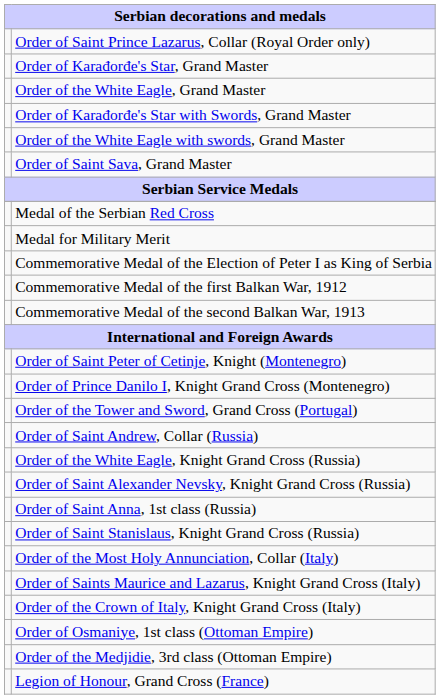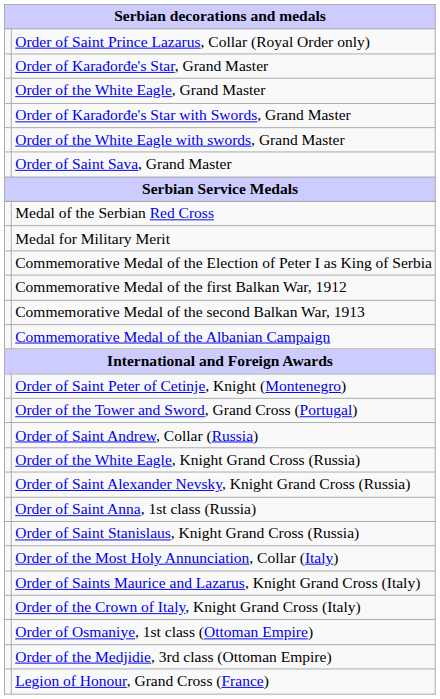+ row: (173, 336)
- row: (202, 386)
